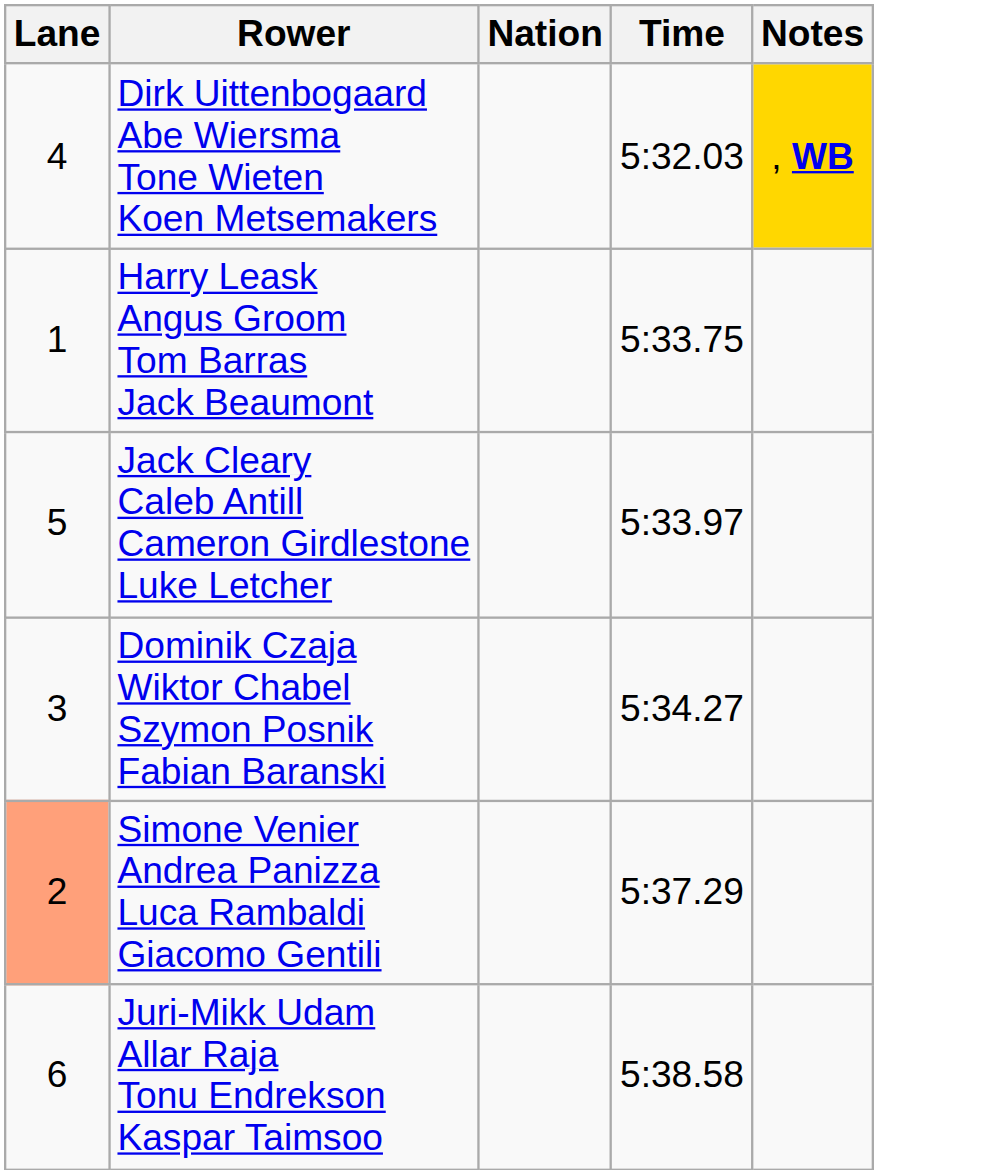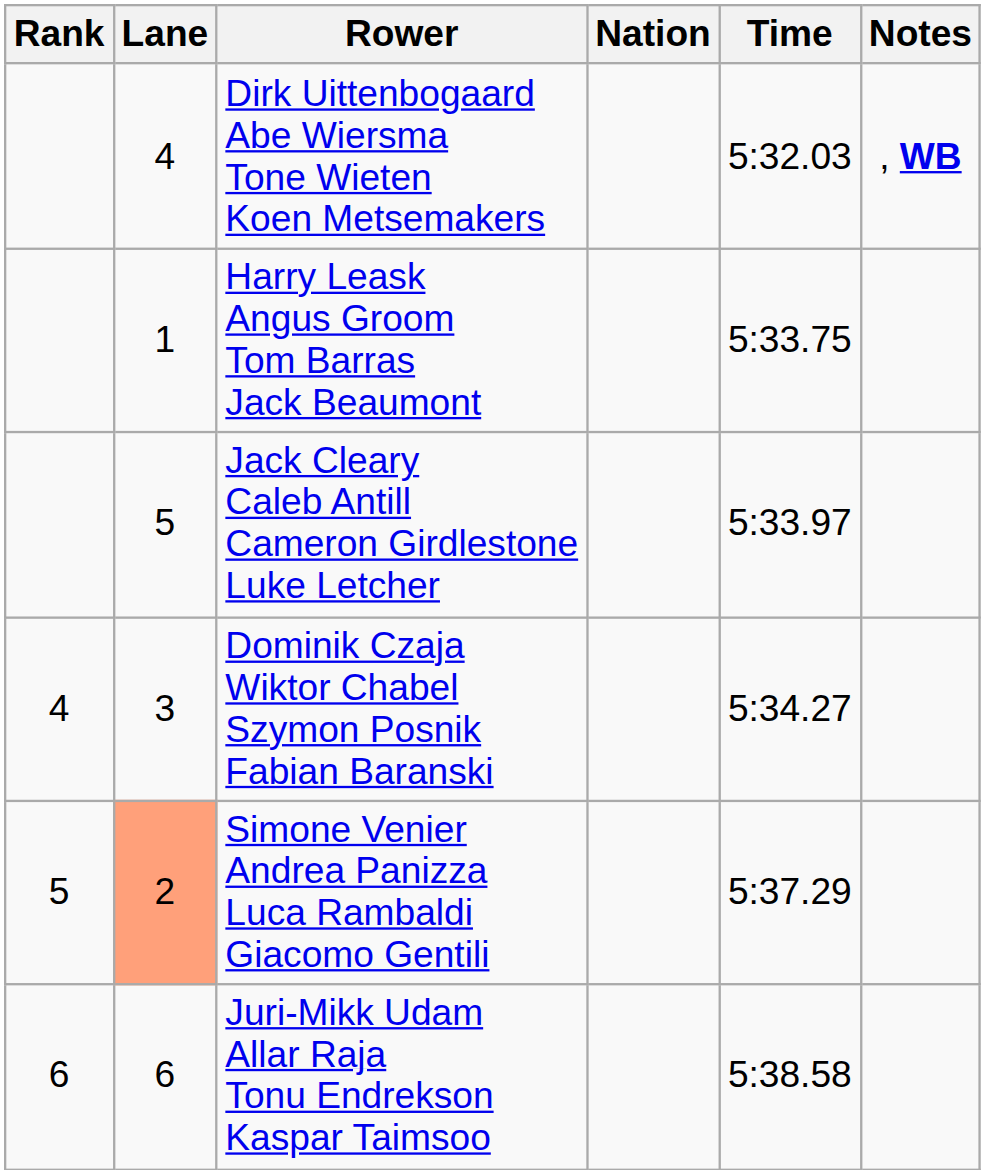+ column: (59, 33)
(813, 155) gold background -> (920, 155) no background
